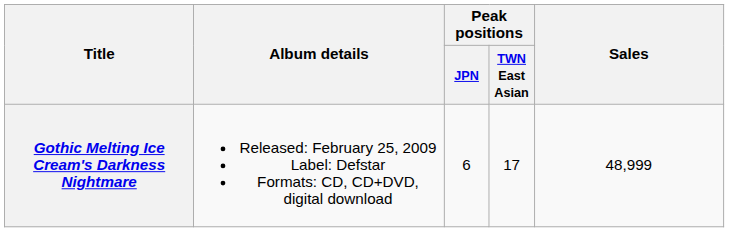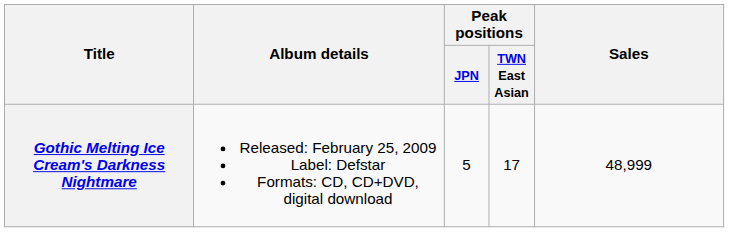(467, 165) 6 -> (467, 165) 5
